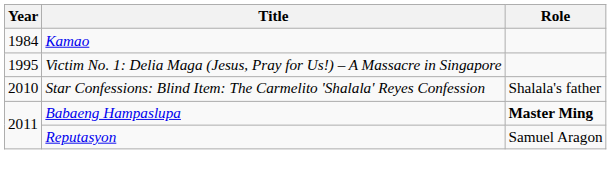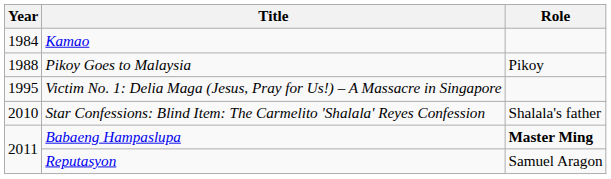+ row: (118, 64)
